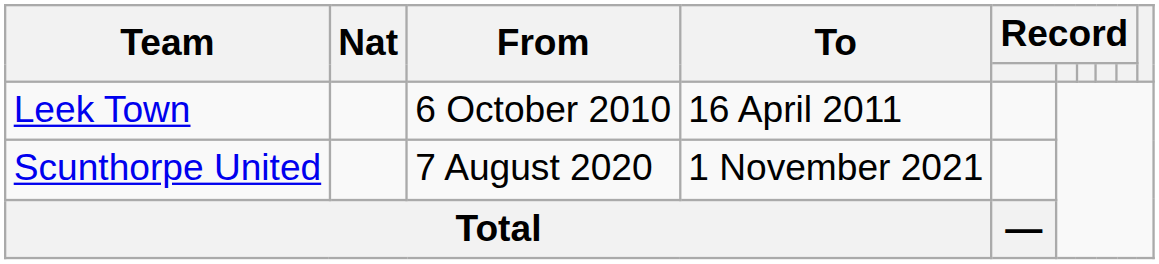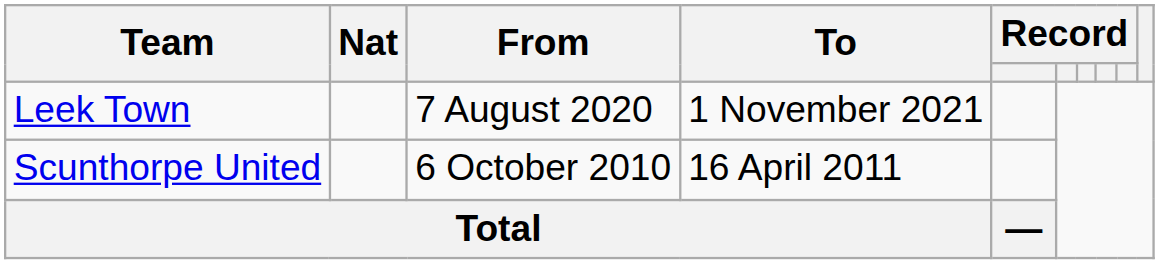(543, 109) 6 October 2010 -> (534, 109) 7 August 2020
(795, 109) 16 April 2011 -> (836, 109) 1 November 2021
(534, 168) 7 August 2020 -> (543, 168) 6 October 2010
(836, 168) 1 November 2021 -> (795, 168) 16 April 2011
